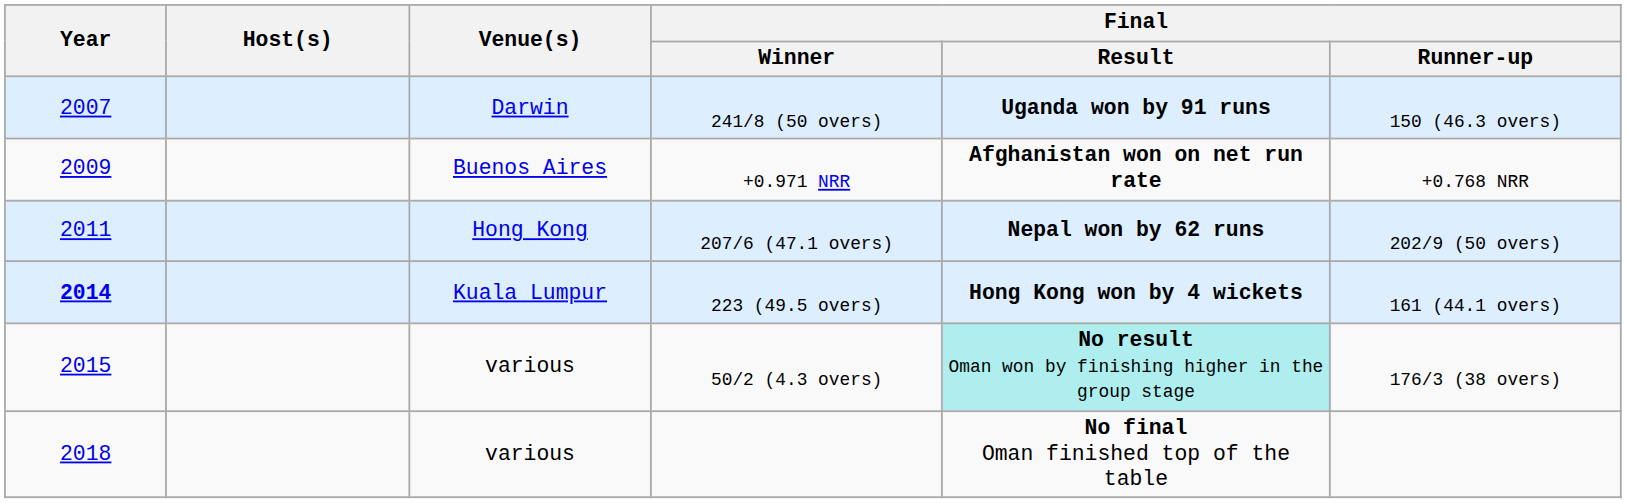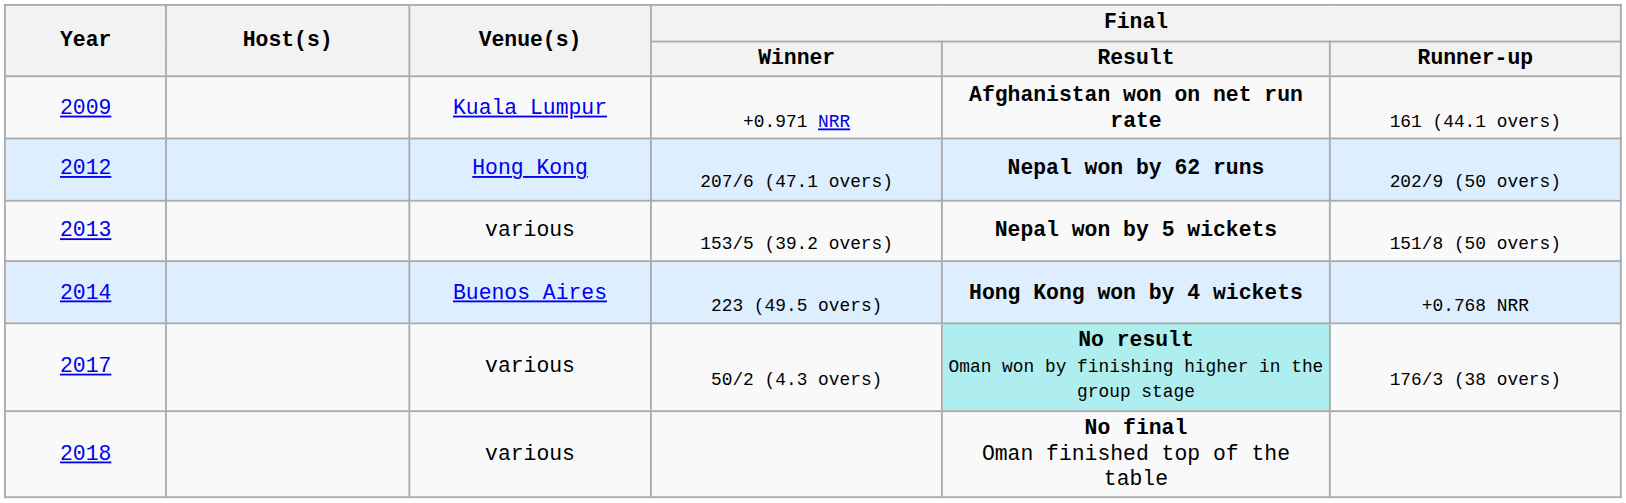- row: (797, 121)
(530, 169) Buenos Aires -> (530, 107) Kuala Lumpur
(1475, 183) +0.768 NRR -> (1475, 121) 161 (44.1 overs)
(86, 231) 2011 -> (86, 169) 2012
+ row: (797, 244)
(86, 292) bold -> (86, 292) normal
(530, 292) Kuala Lumpur -> (530, 292) Buenos Aires
(1475, 306) 161 (44.1 overs) -> (1475, 306) +0.768 NRR
(86, 367) 2015 -> (86, 367) 2017
